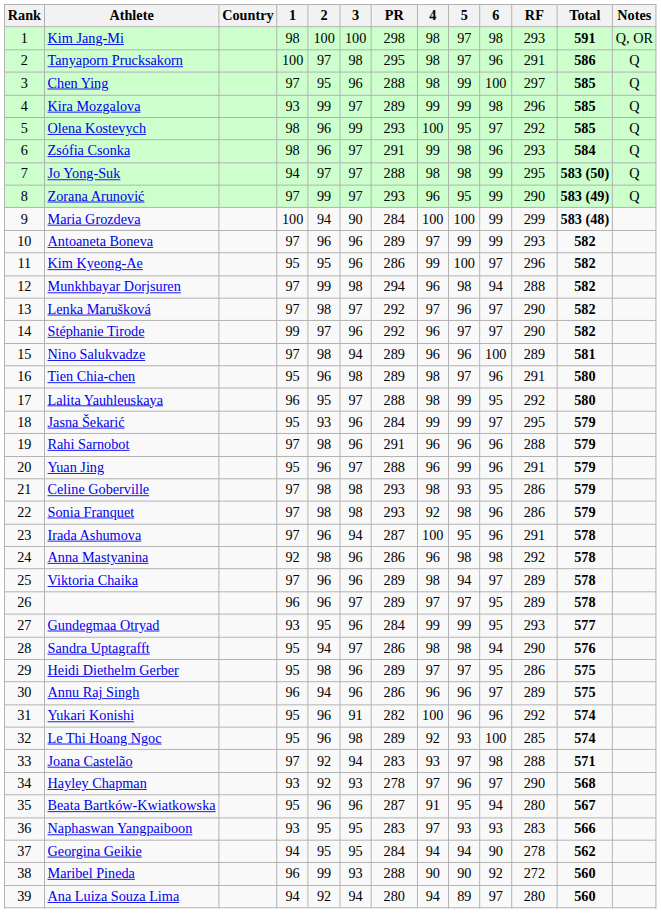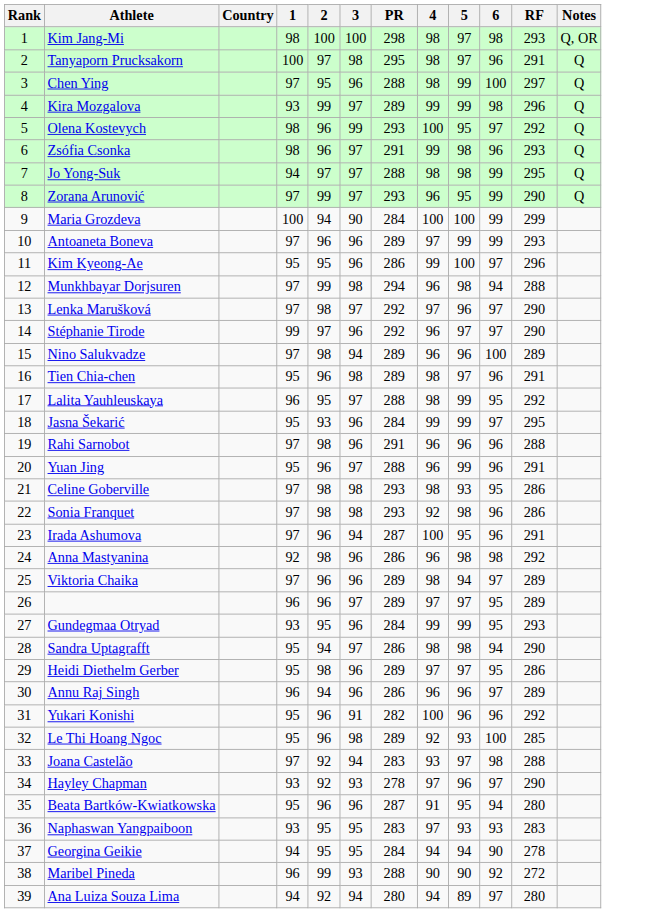- column: (585, 15)
